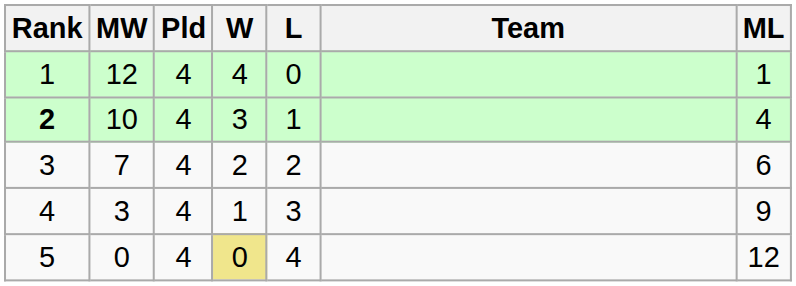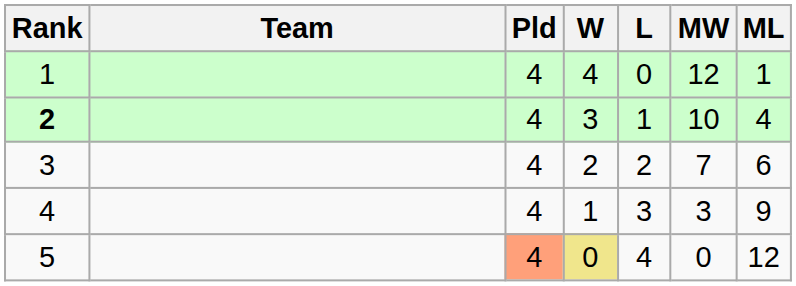columns swapped: (528, 28) <-> (122, 28)
(184, 257) no background -> (534, 257) lightsalmon background
